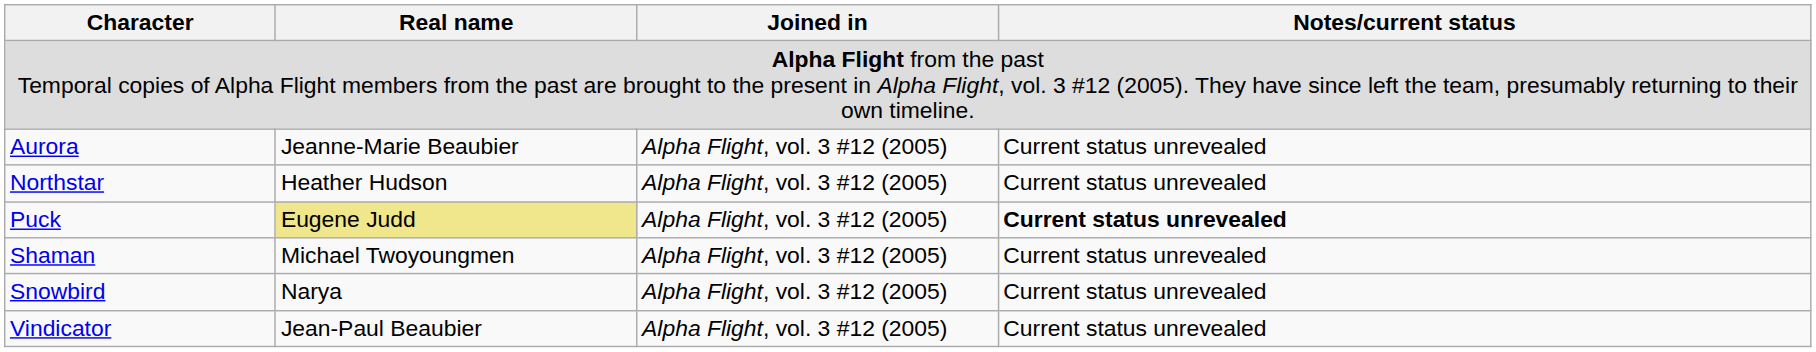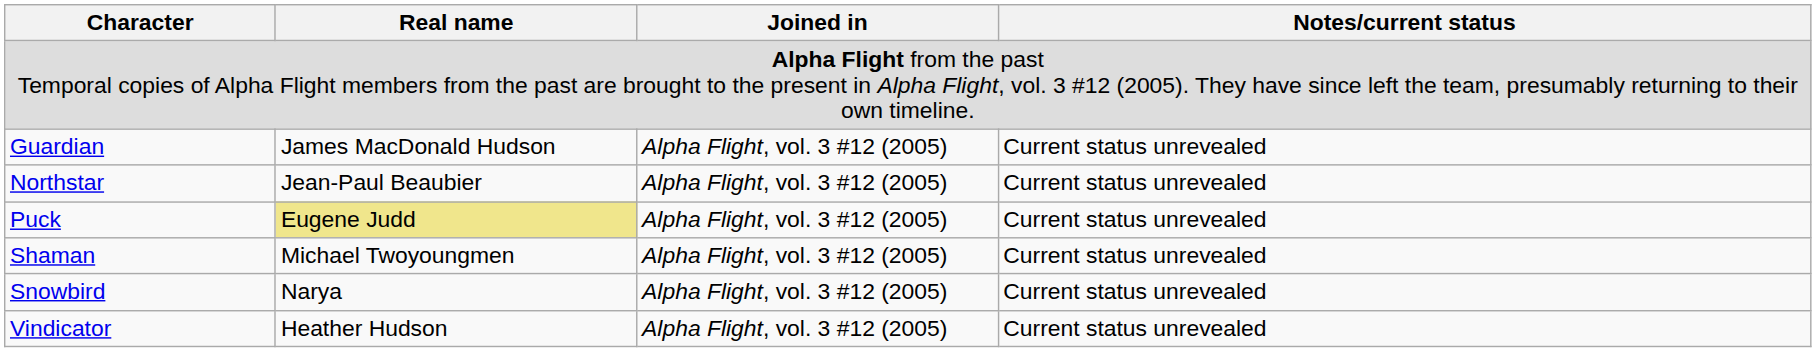- row: (44, 146)
+ row: (57, 146)
(364, 182) Heather Hudson -> (381, 182) Jean-Paul Beaubier
(1145, 219) bold -> (1135, 219) normal
(381, 328) Jean-Paul Beaubier -> (364, 328) Heather Hudson
